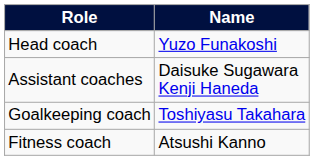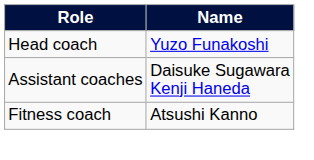- row: (80, 115)
